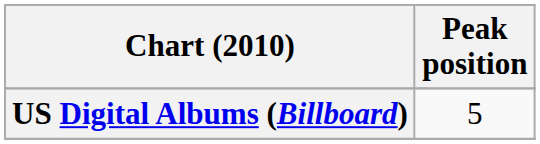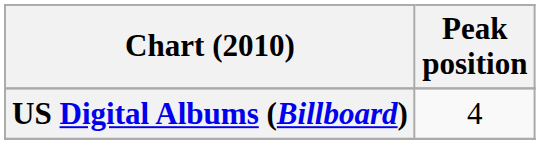(475, 113) 5 -> (475, 113) 4
